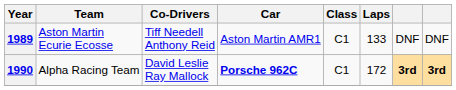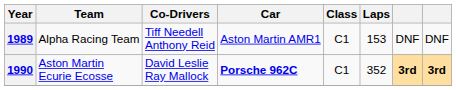(76, 39) Aston Martin Ecurie Ecosse -> (89, 39) Alpha Racing Team
(376, 39) 133 -> (376, 39) 153
(89, 70) Alpha Racing Team -> (76, 70) Aston Martin Ecurie Ecosse
(376, 70) 172 -> (376, 70) 352
